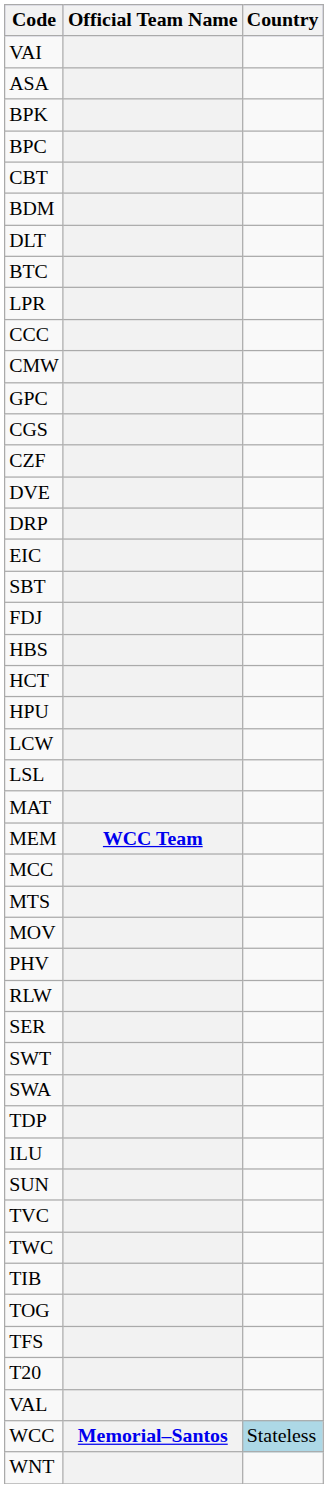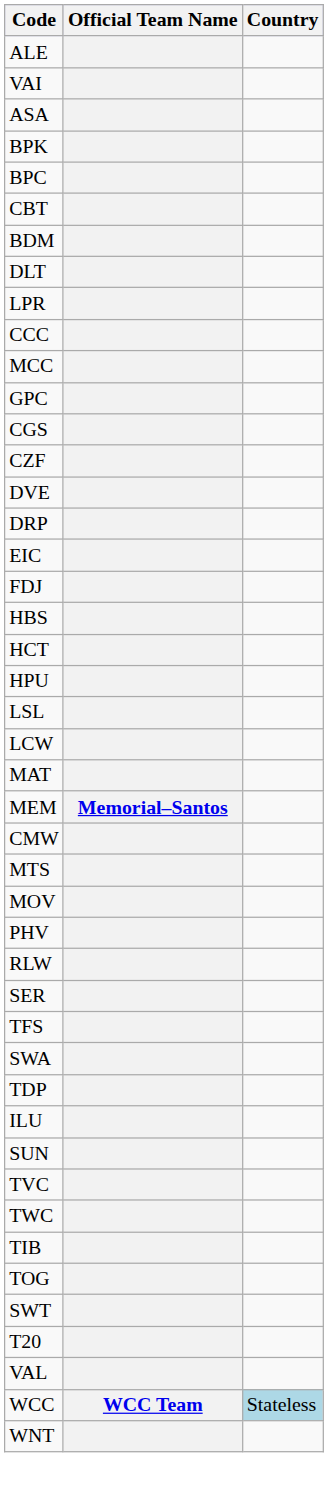+ row: (28, 51)
- row: (28, 271)
rows swapped: (34, 366) <-> (31, 869)
- row: (27, 586)
rows swapped: (27, 775) <-> (31, 743)
(153, 838) WCC Team -> (153, 806) Memorial–Santos
rows swapped: (30, 1058) <-> (26, 1341)
(153, 1436) Memorial–Santos -> (153, 1404) WCC Team
